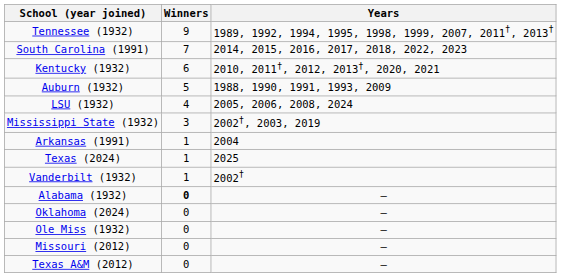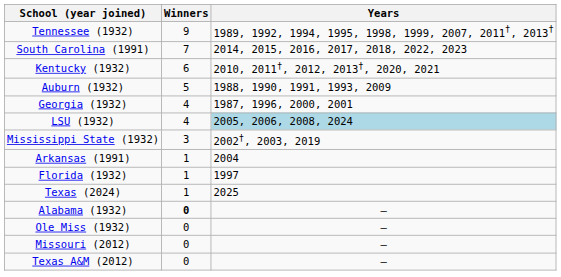+ row: (83, 104)
(283, 104) no background -> (283, 121) lightblue background
+ row: (83, 176)
- row: (83, 177)
- row: (83, 213)
